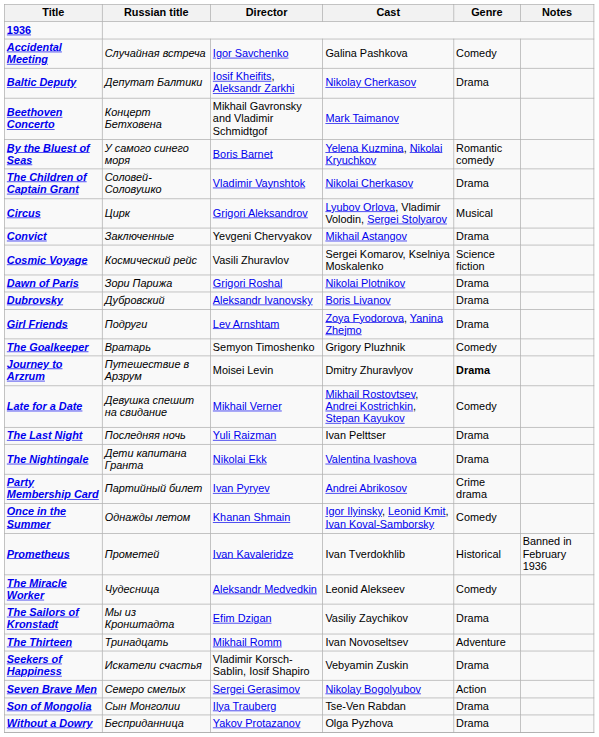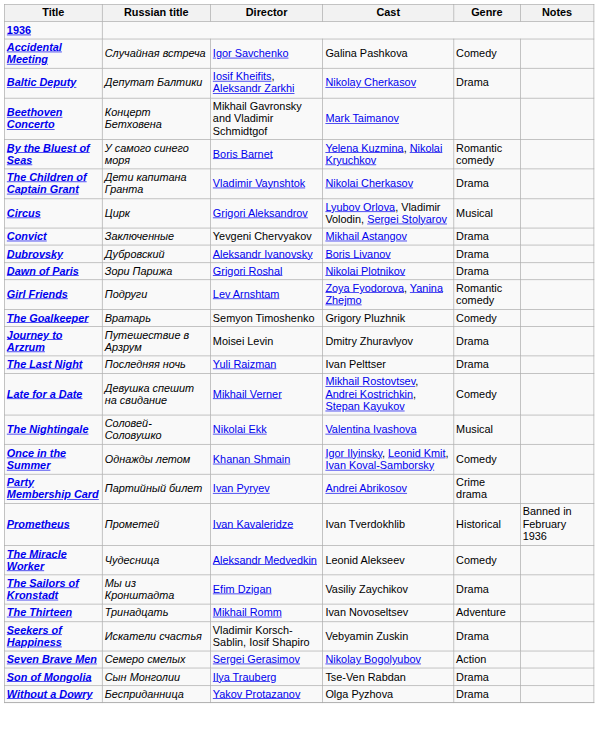(133, 183) Соловей-Соловушко -> (146, 183) Дети капитана Гранта
- row: (47, 260)
rows swapped: (43, 283) <-> (35, 300)
(472, 324) Drama -> (479, 294) Romantic comedy
(473, 370) bold -> (472, 341) normal
rows swapped: (45, 436) <-> (45, 406)
(146, 459) Дети капитана Гранта -> (133, 429) Соловей-Соловушко
(472, 459) Drama -> (475, 429) Musical
rows swapped: (36, 518) <-> (53, 488)
